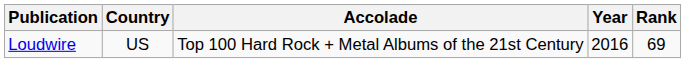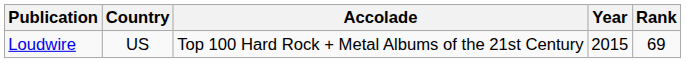(610, 44) 2016 -> (610, 44) 2015
